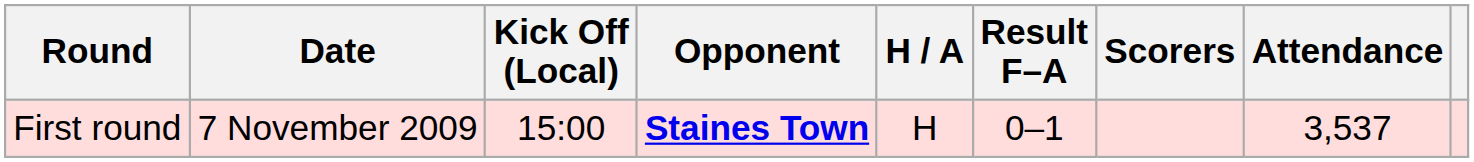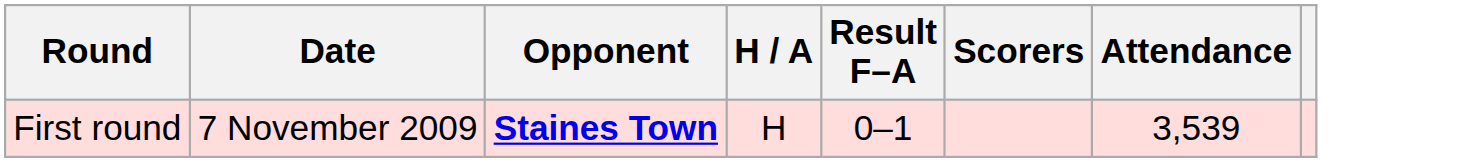- column: (561, 52)
(1347, 127) 3,537 -> (1196, 127) 3,539
